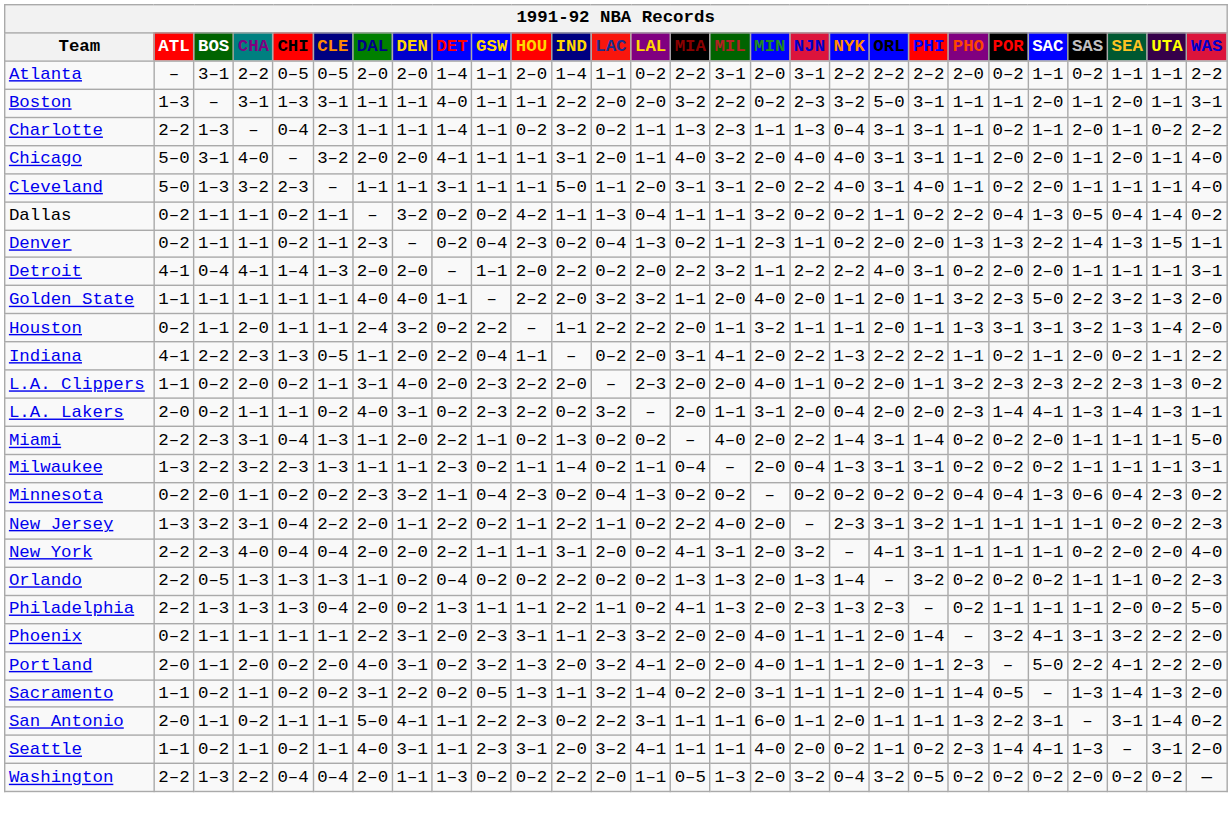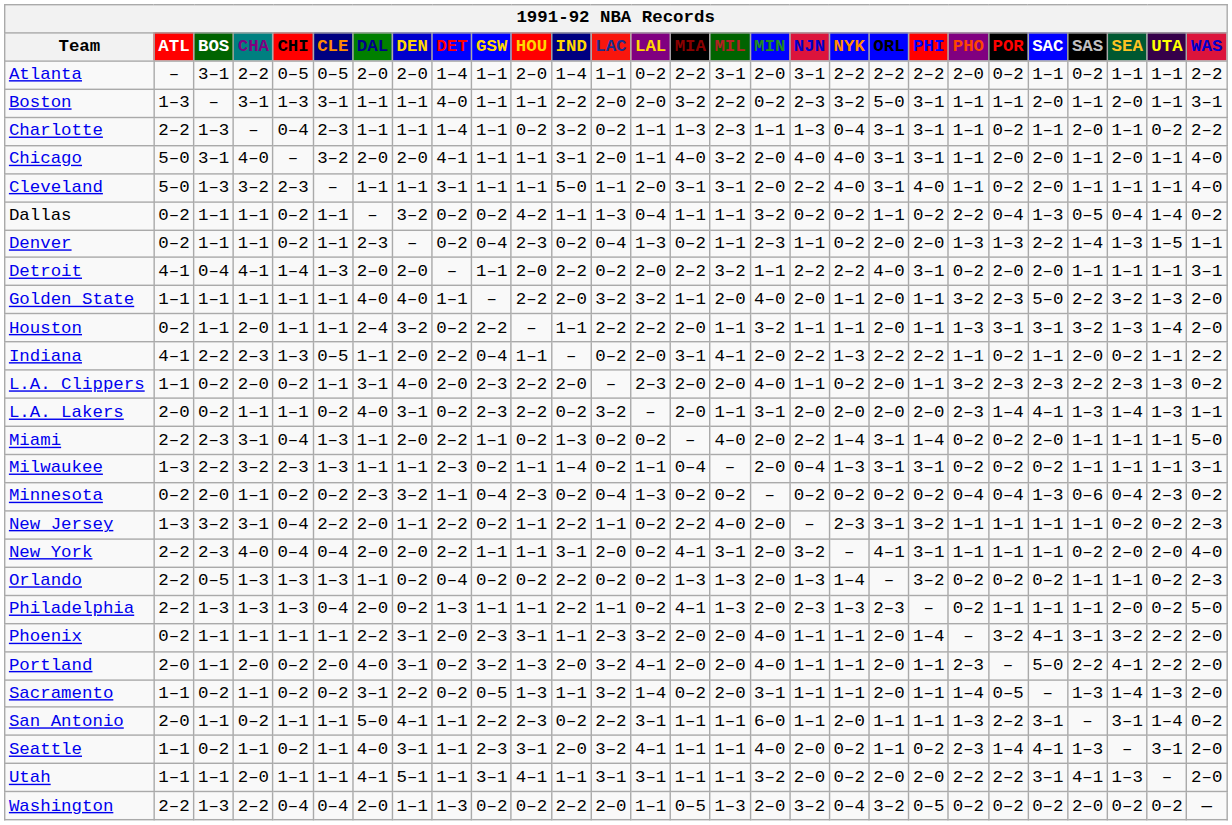(849, 413) 0–4 -> (849, 413) 2–0
+ row: (30, 778)
